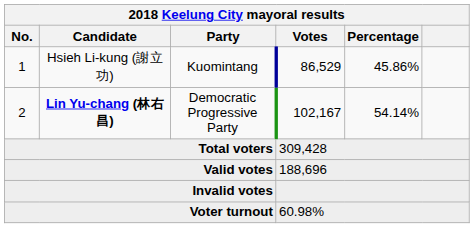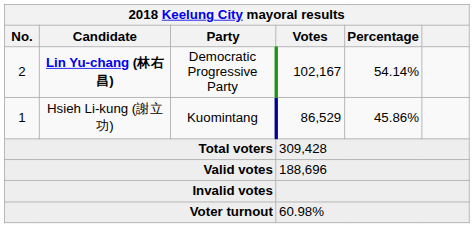rows swapped: (22, 67) <-> (22, 113)
